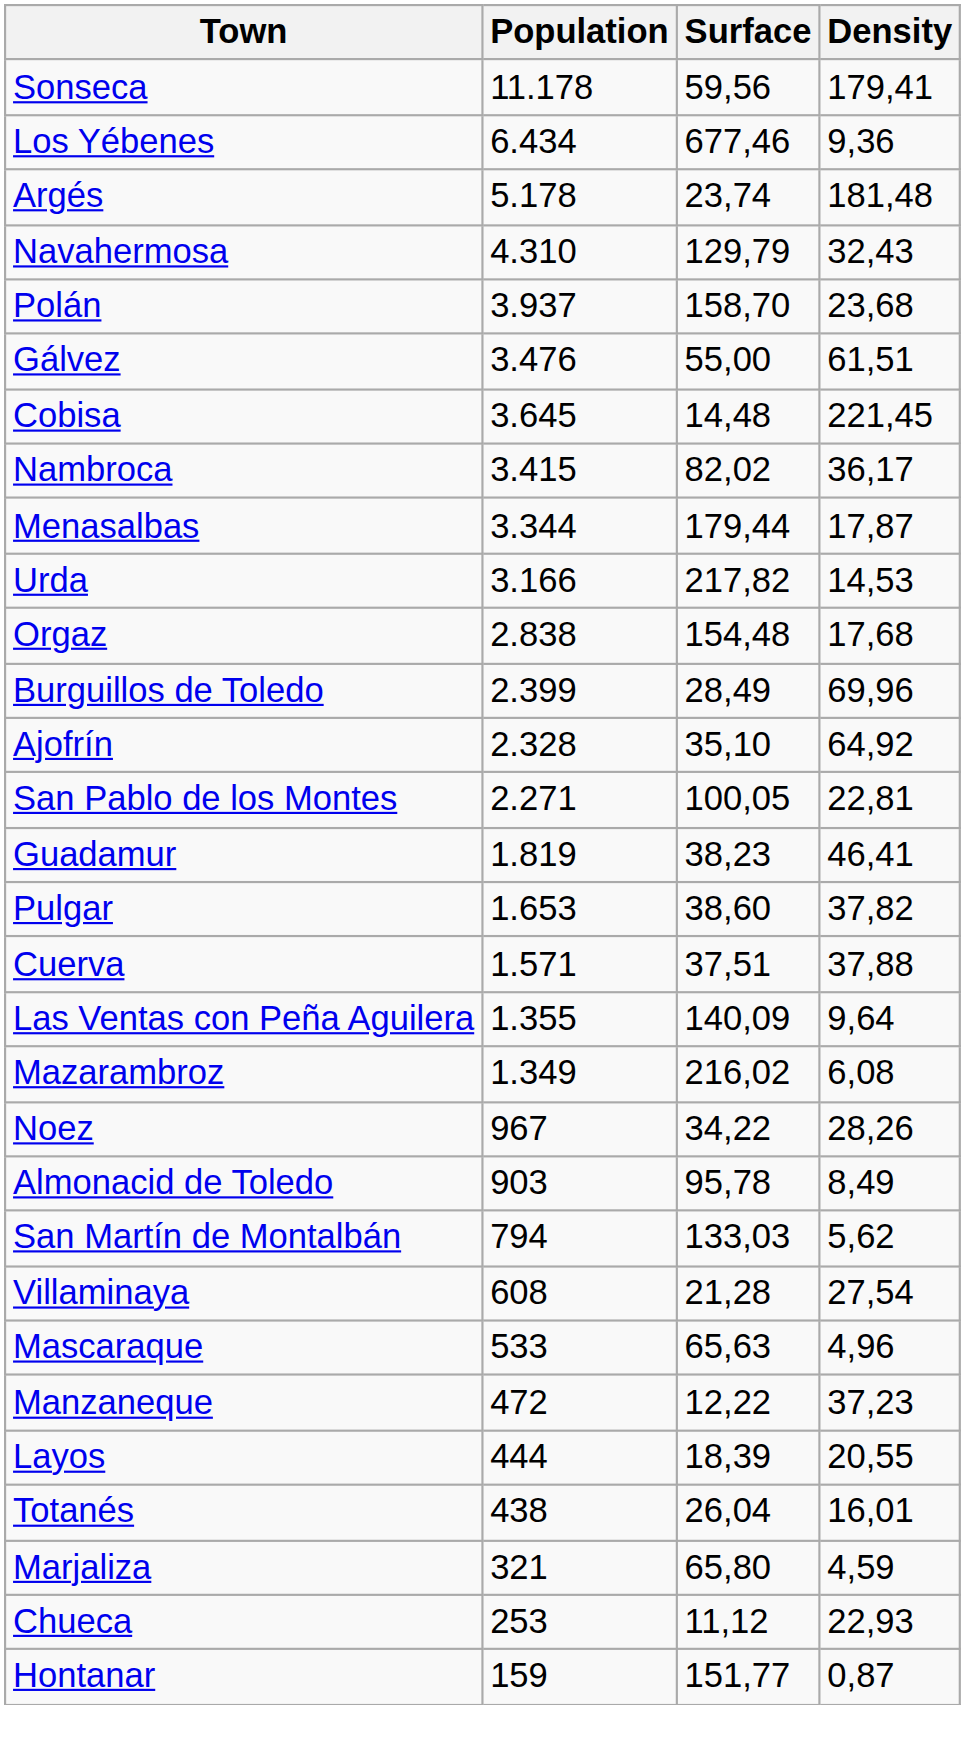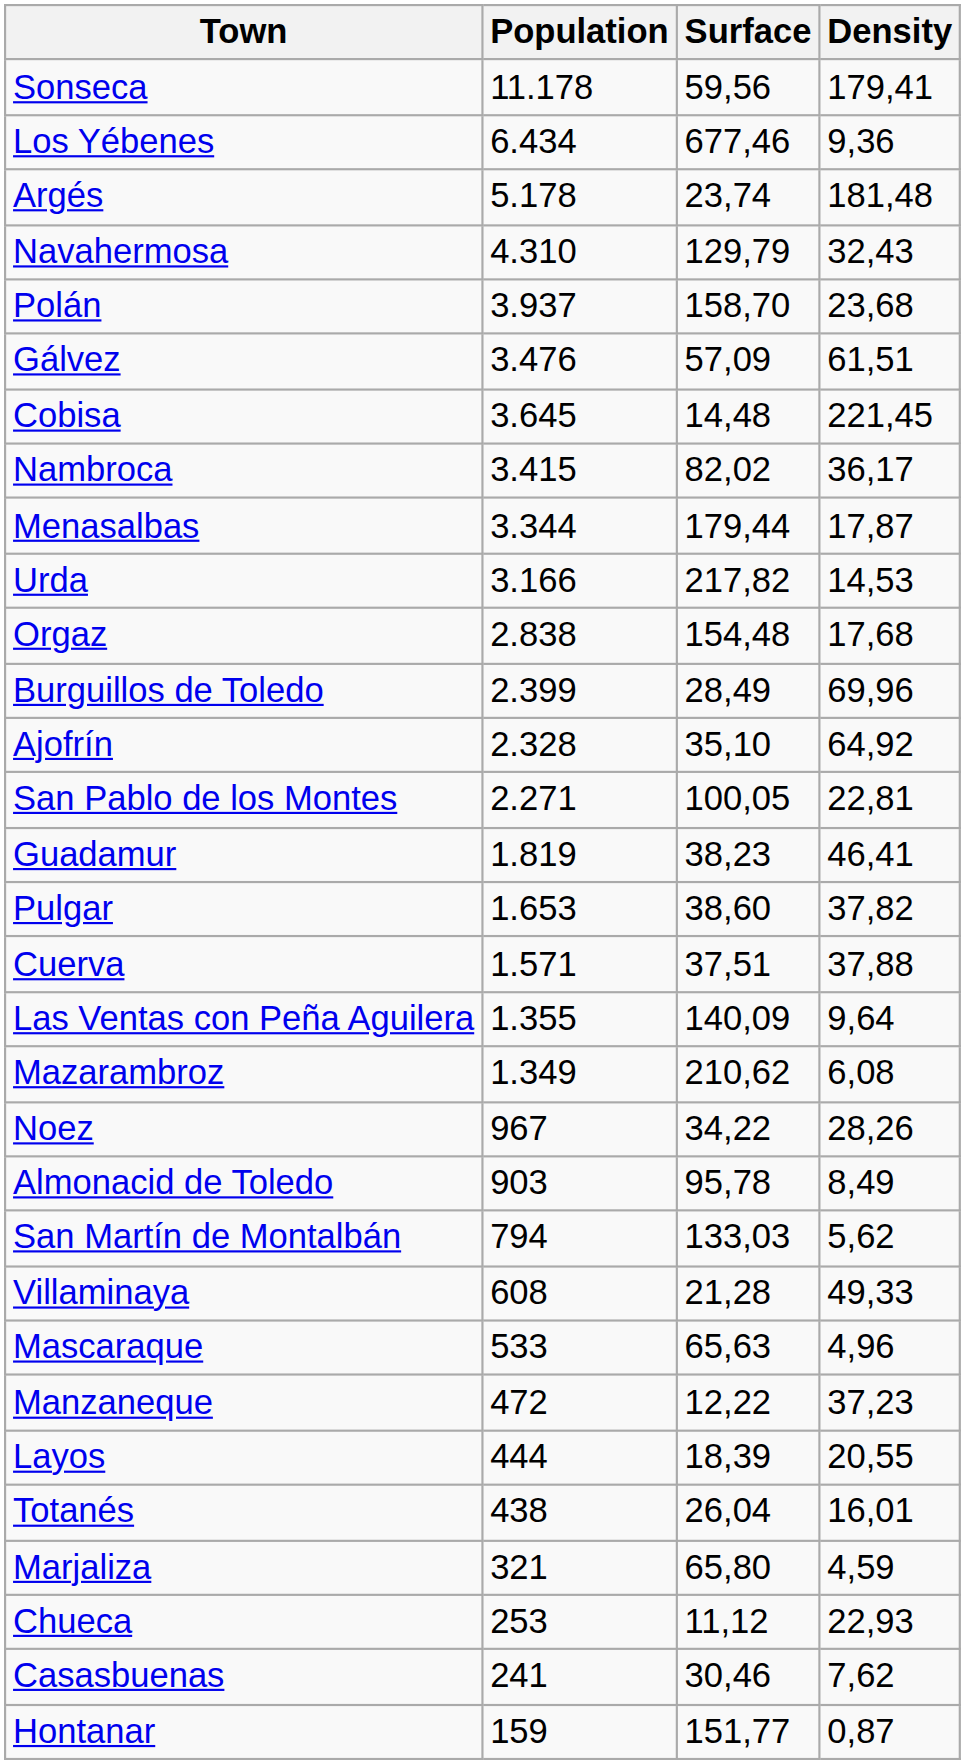(728, 360) 55,00 -> (728, 360) 57,09
(737, 1073) 216,02 -> (737, 1073) 210,62
(871, 1292) 27,54 -> (871, 1292) 49,33
+ row: (119, 1676)
